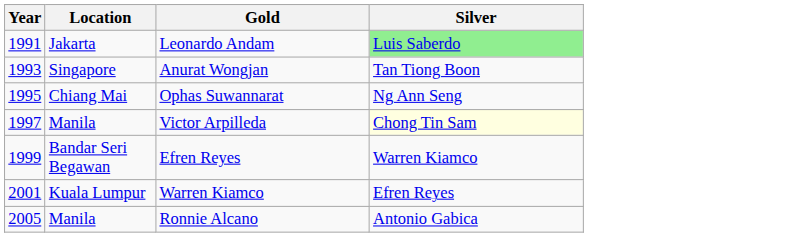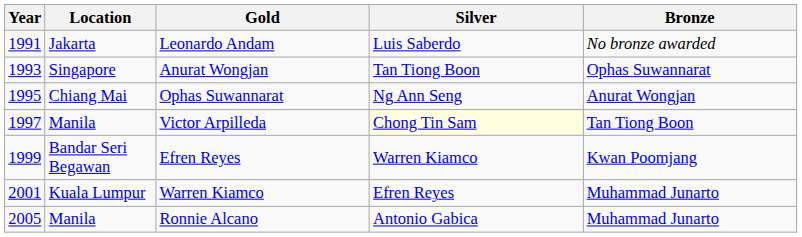+ column: (690, 17)
(417, 43) lightgreen background -> (417, 43) no background
